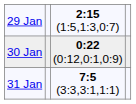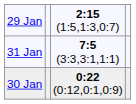rows swapped: (25, 52) <-> (25, 83)
